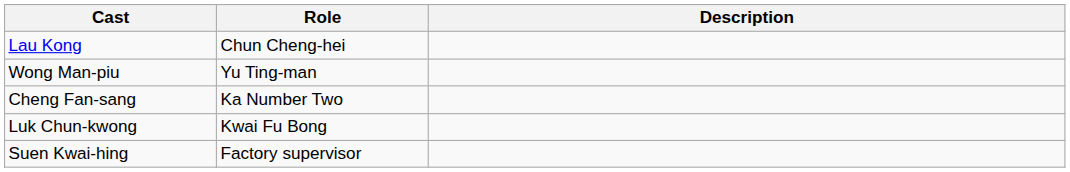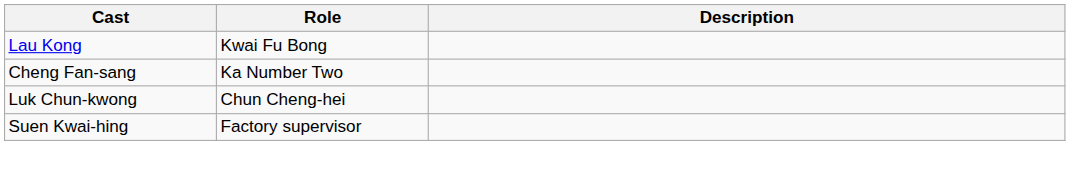(283, 45) Chun Cheng-hei -> (274, 45) Kwai Fu Bong
- row: (64, 72)
(274, 126) Kwai Fu Bong -> (283, 99) Chun Cheng-hei
